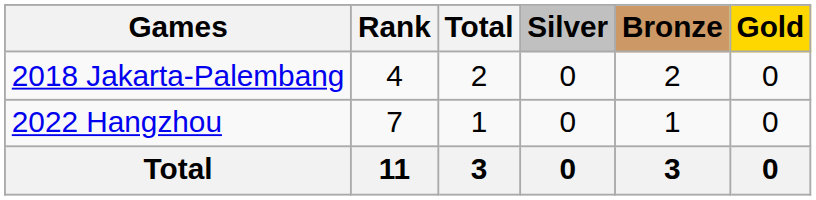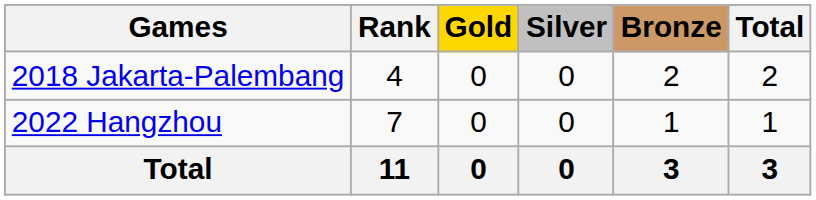columns swapped: (770, 28) <-> (479, 28)
